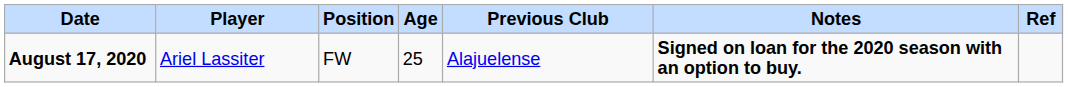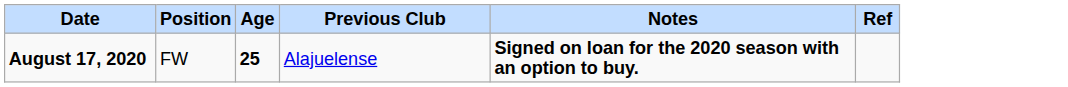- column: (237, 19)
(413, 58) normal -> (250, 58) bold
